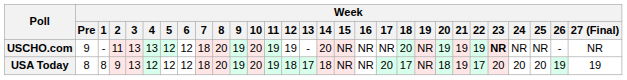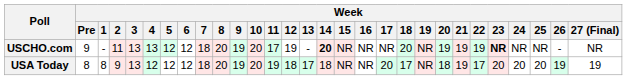(273, 48) 19 -> (273, 48) 17
(325, 48) normal -> (325, 48) bold
